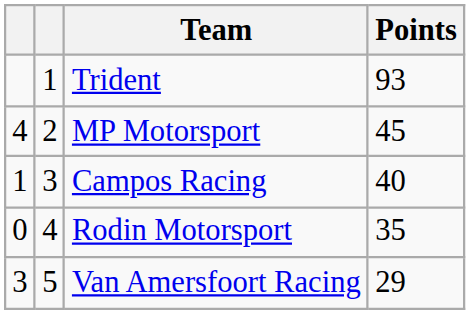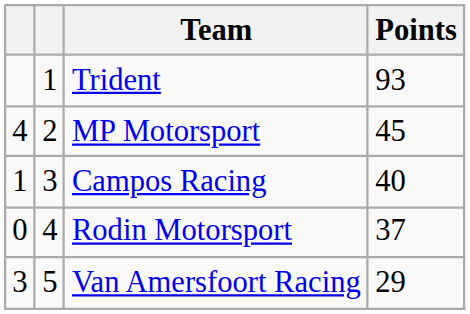(391, 231) 35 -> (391, 231) 37
